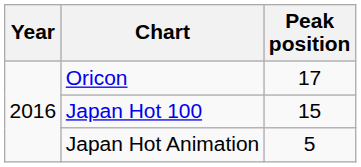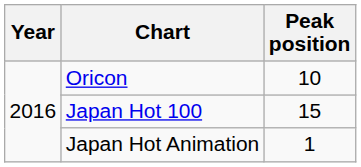(310, 77) 17 -> (310, 77) 10
(310, 144) 5 -> (310, 144) 1
